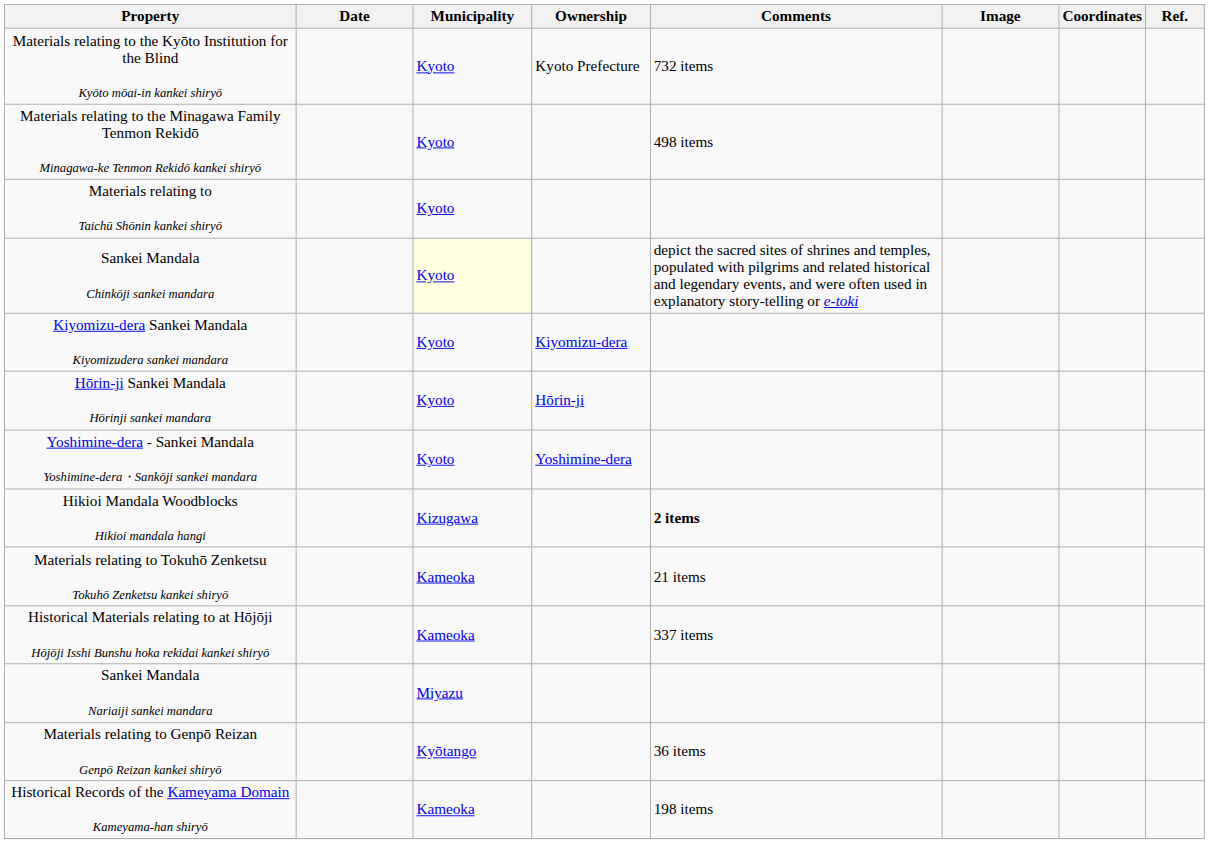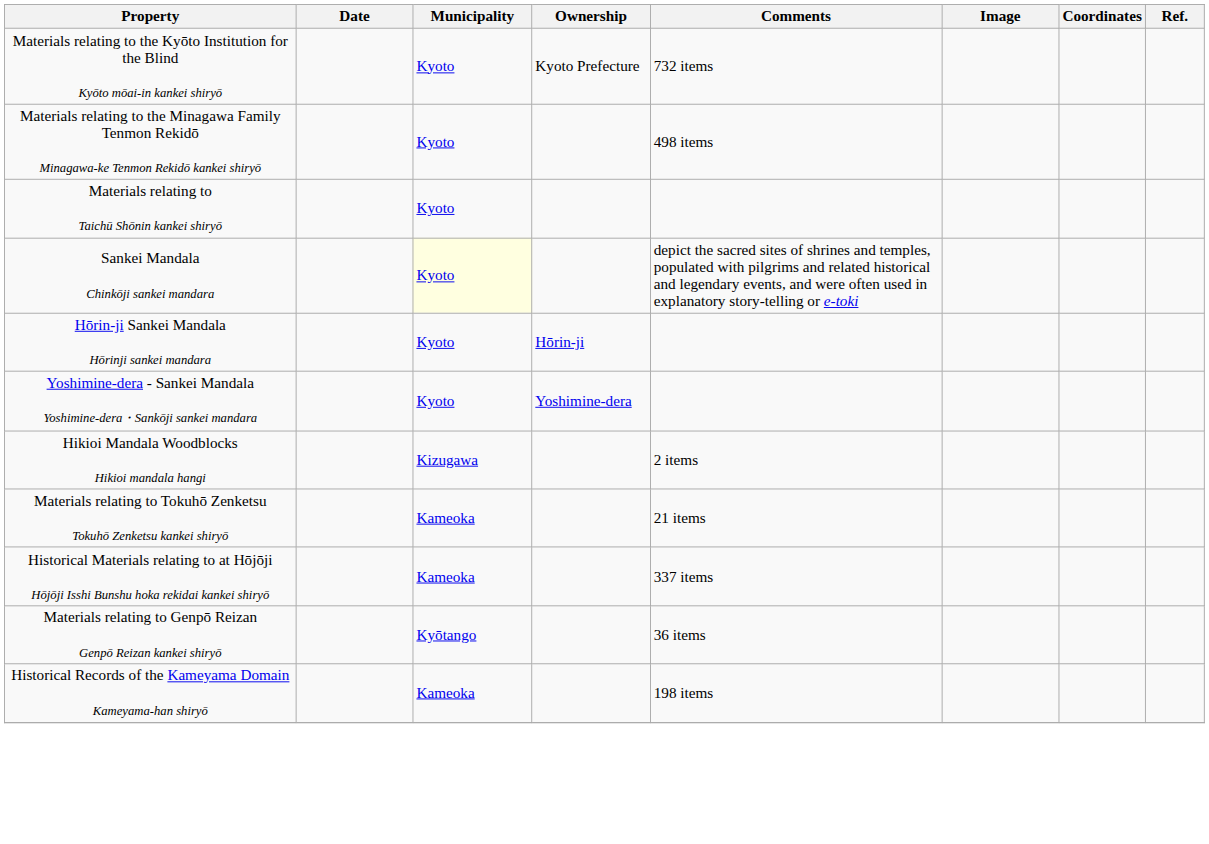- row: (150, 342)
(677, 518) bold -> (676, 459) normal
- row: (150, 693)
